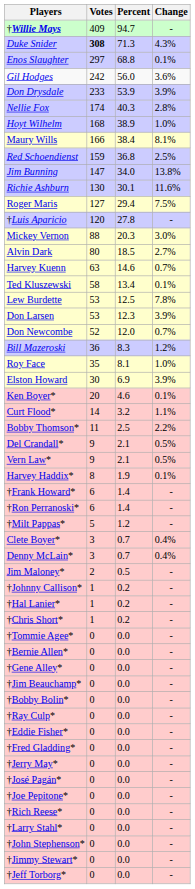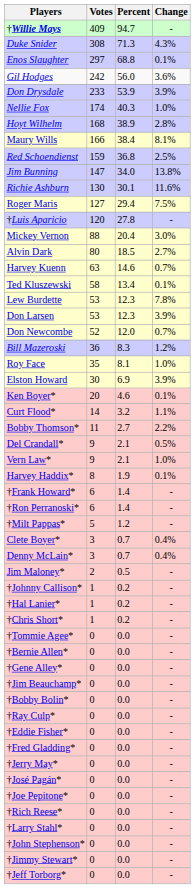(97, 44) bold -> (97, 44) normal
(165, 108) 2.8% -> (165, 108) 1.0%
(165, 124) 1.0% -> (165, 124) 2.8%
(126, 236) 20.3 -> (126, 236) 20.4
(126, 300) 12.5 -> (126, 300) 12.3
(124, 428) 2.5 -> (124, 428) 2.7
(165, 460) 0.5% -> (165, 460) 1.0%
